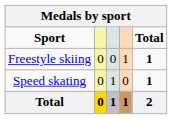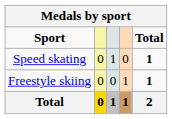rows swapped: (50, 80) <-> (50, 59)
